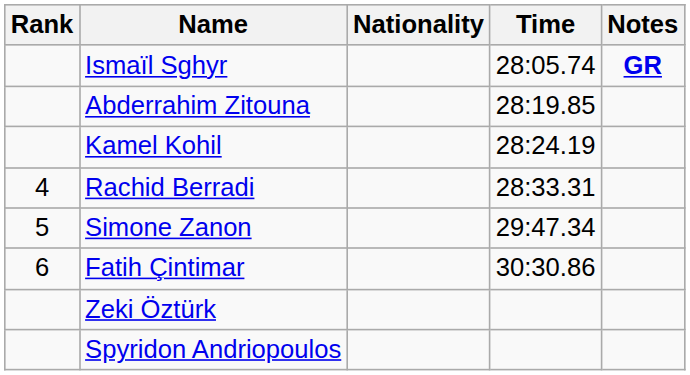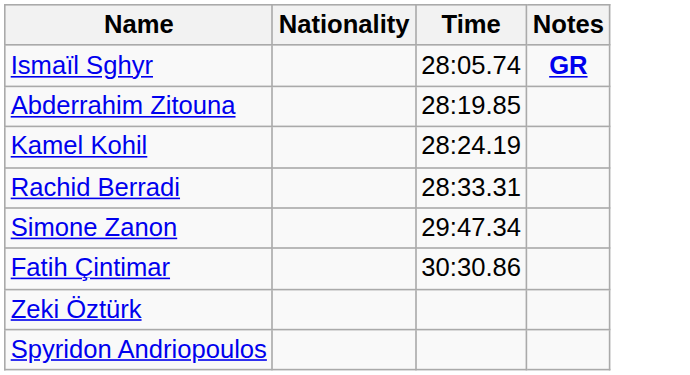- column: (42, 24)
